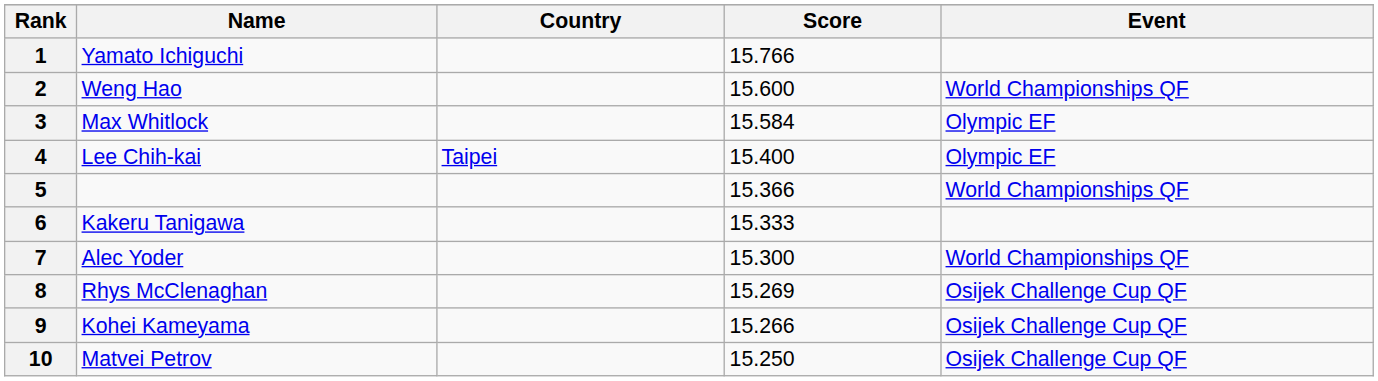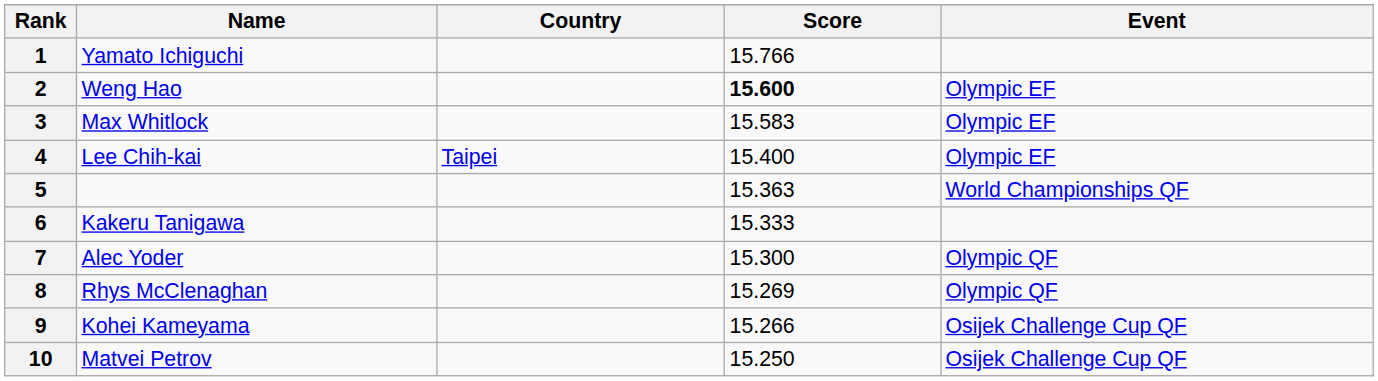(762, 88) normal -> (762, 88) bold
(1067, 88) World Championships QF -> (1001, 88) Olympic EF
(762, 122) 15.584 -> (762, 122) 15.583
(762, 190) 15.366 -> (762, 190) 15.363
(1067, 257) World Championships QF -> (1002, 257) Olympic QF
(1066, 291) Osijek Challenge Cup QF -> (1002, 291) Olympic QF
